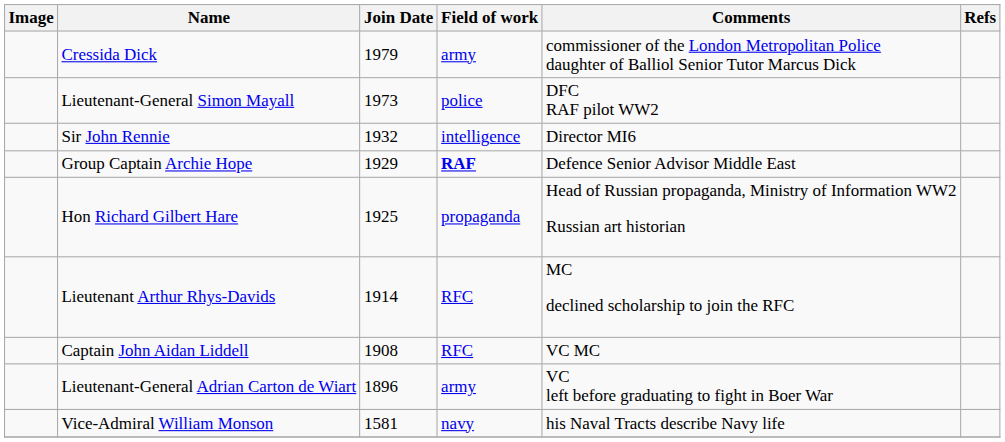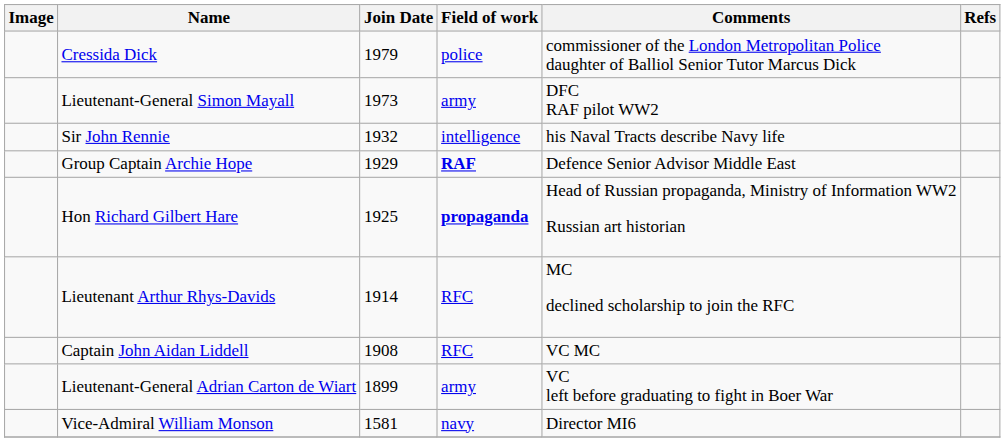(459, 54) army -> (462, 54) police
(462, 100) police -> (459, 100) army
(591, 136) Director MI6 -> (665, 136) his Naval Tracts describe Navy life
(481, 217) normal -> (485, 217) bold
(381, 386) 1896 -> (381, 386) 1899
(665, 423) his Naval Tracts describe Navy life -> (591, 423) Director MI6
